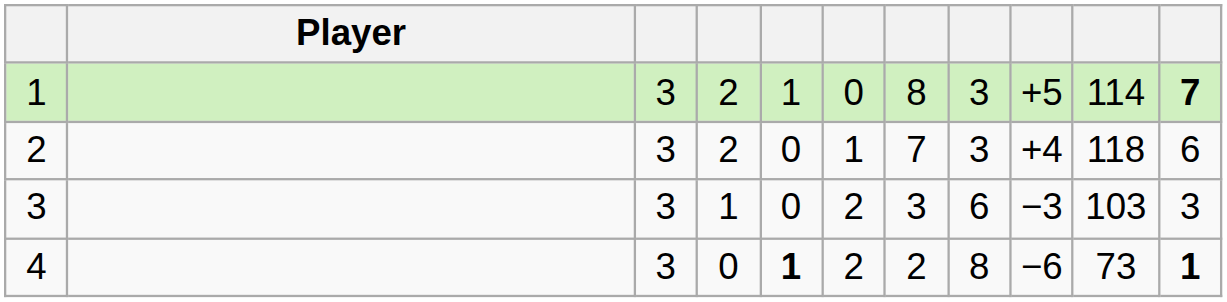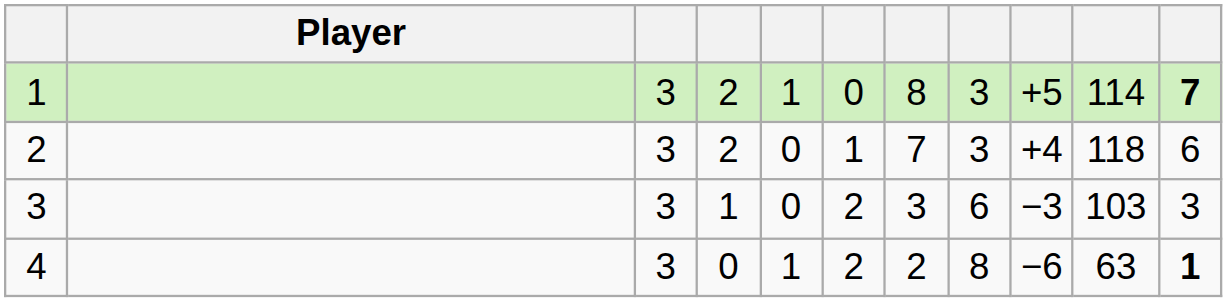(791, 265) bold -> (791, 265) normal
(1116, 265) 73 -> (1116, 265) 63
